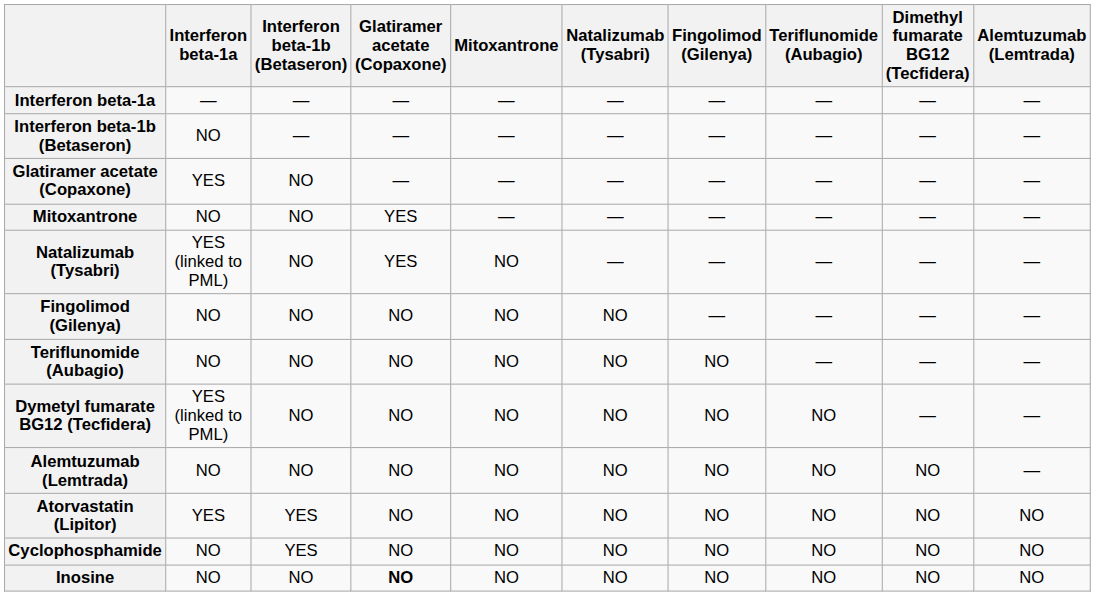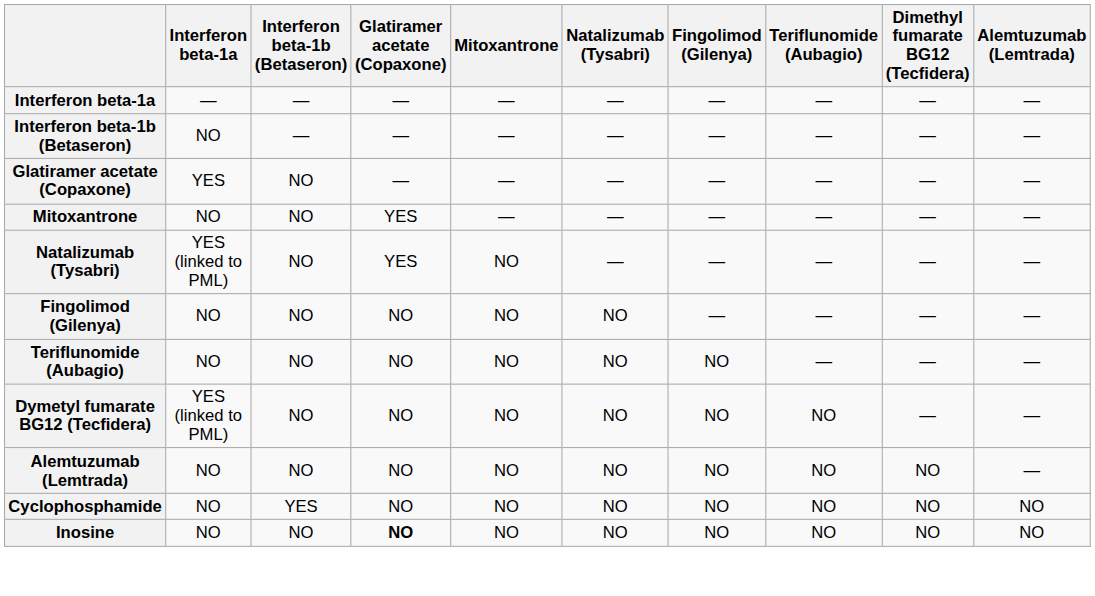- row: (85, 515)
